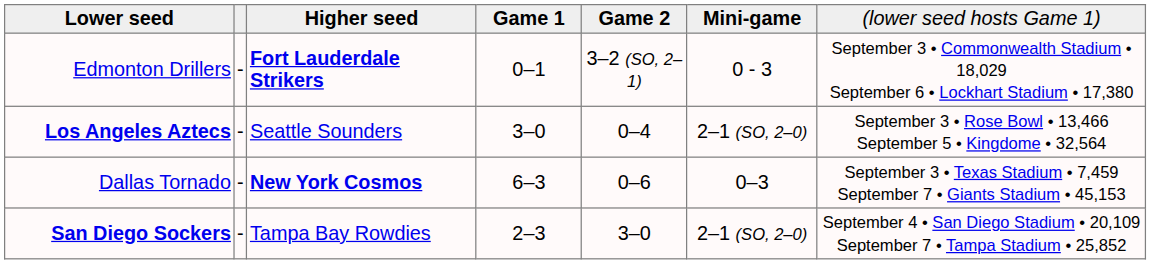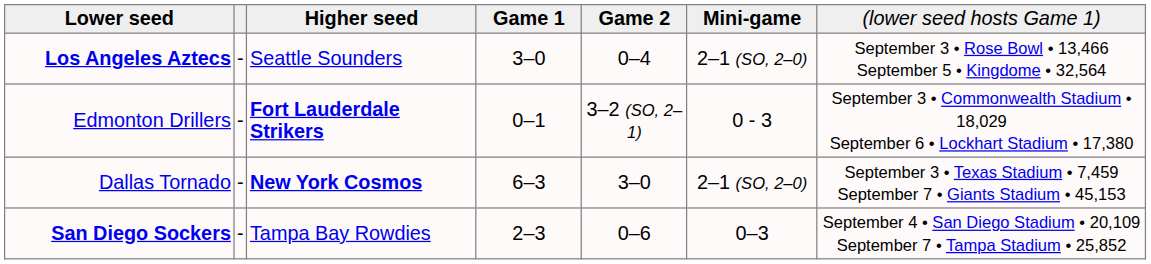rows swapped: (138, 131) <-> (152, 69)
(634, 182) 0–6 -> (634, 182) 3–0
(752, 182) 0–3 -> (752, 182) 2–1 (SO, 2–0)
(634, 233) 3–0 -> (634, 233) 0–6
(752, 233) 2–1 (SO, 2–0) -> (752, 233) 0–3
